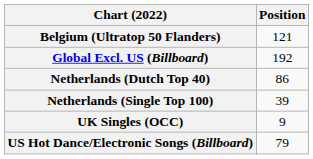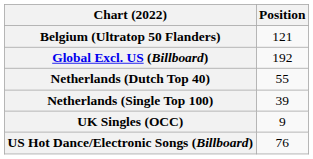(282, 79) 86 -> (282, 79) 55
(282, 143) 79 -> (282, 143) 76
